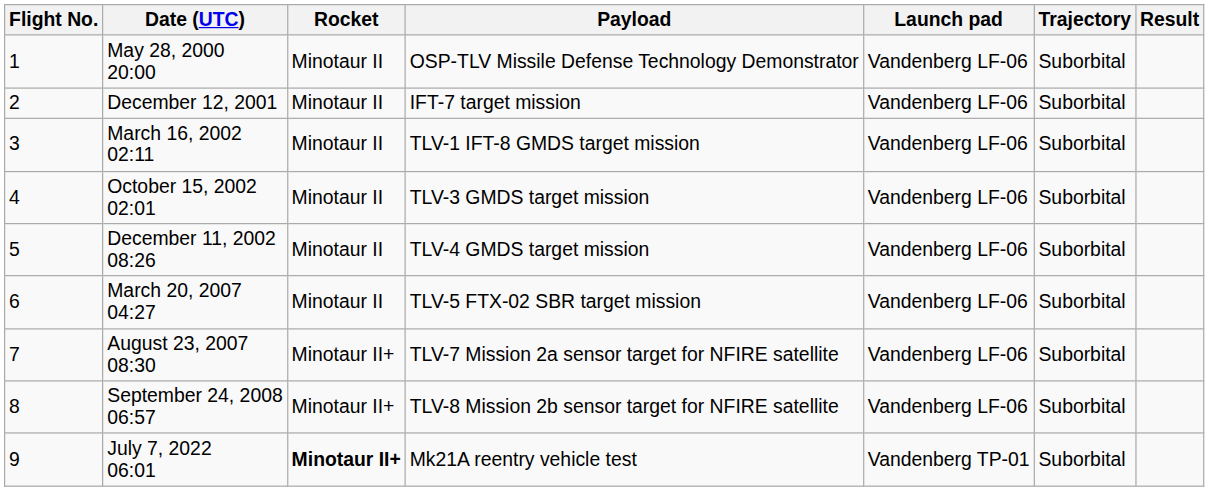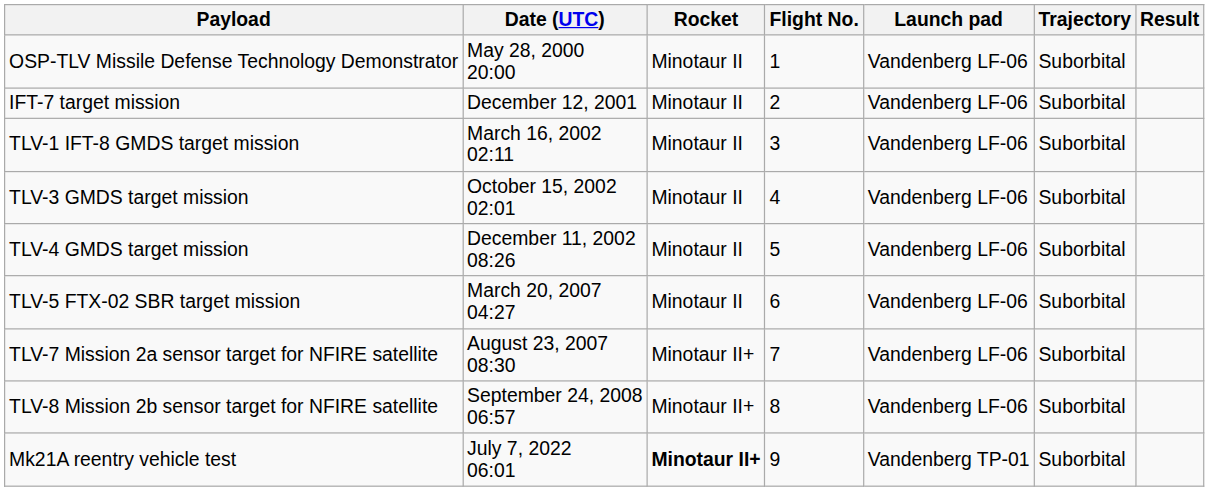columns swapped: (54, 19) <-> (634, 19)
